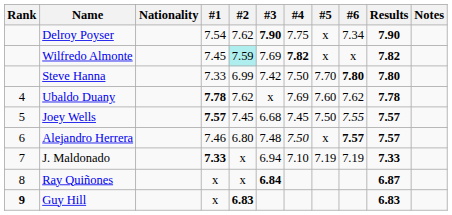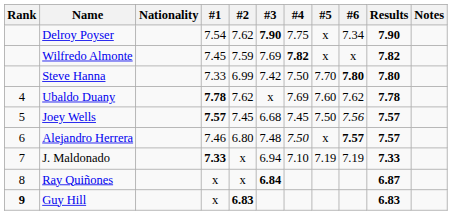(243, 56) paleturquoise background -> (243, 56) no background
(353, 117) 7.55 -> (353, 117) 7.56
